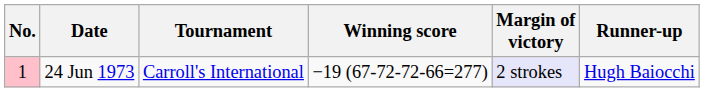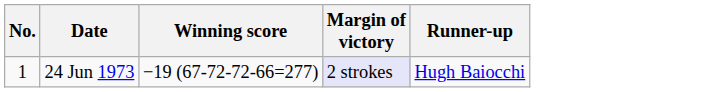- column: (223, 30)
(22, 71) pink background -> (22, 71) no background
